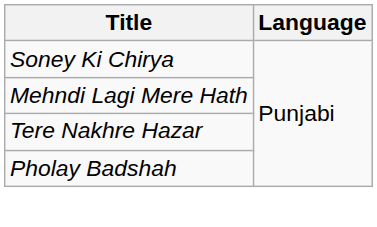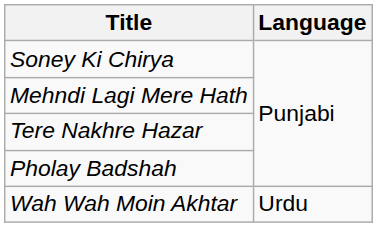+ row: (124, 204)
